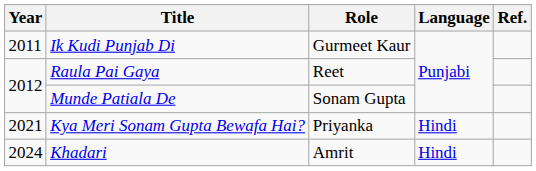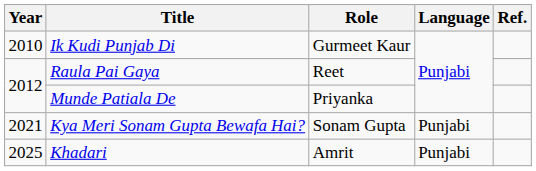(25, 44) 2011 -> (25, 44) 2010
(359, 98) Sonam Gupta -> (343, 98) Priyanka
(343, 125) Priyanka -> (359, 125) Sonam Gupta
(437, 125) Hindi -> (444, 125) Punjabi
(25, 152) 2024 -> (25, 152) 2025
(437, 152) Hindi -> (444, 152) Punjabi
